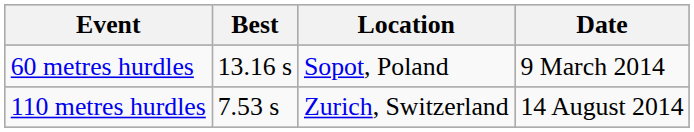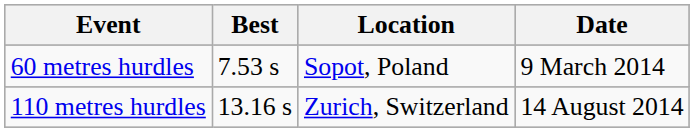(255, 65) 13.16 s -> (248, 65) 7.53 s
(248, 106) 7.53 s -> (255, 106) 13.16 s
